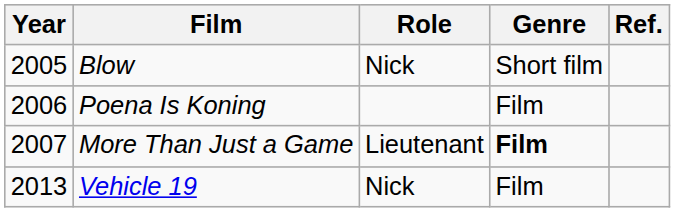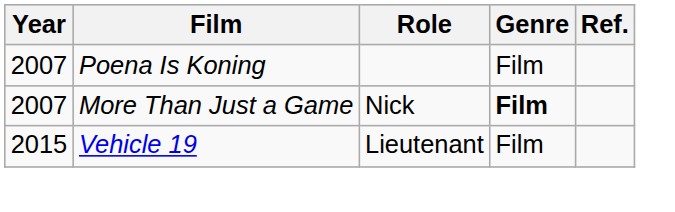- row: (107, 65)
(39, 105) 2006 -> (39, 65) 2007
(424, 145) Lieutenant -> (390, 105) Nick
(39, 186) 2013 -> (39, 145) 2015
(390, 186) Nick -> (424, 145) Lieutenant
